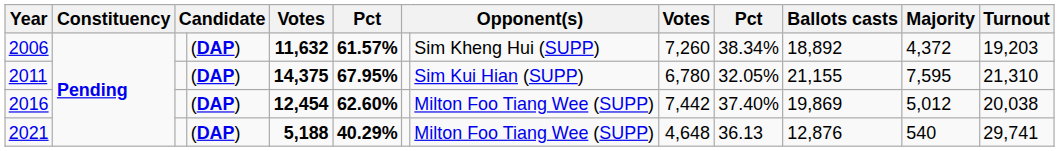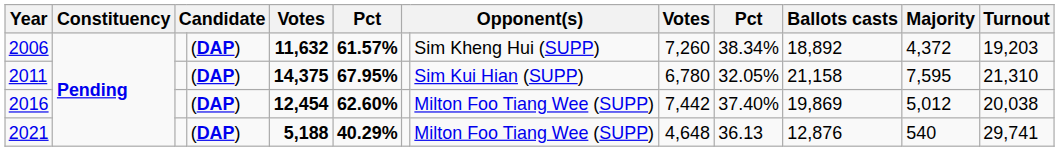(815, 76) 21,155 -> (815, 76) 21,158
